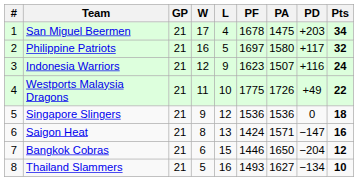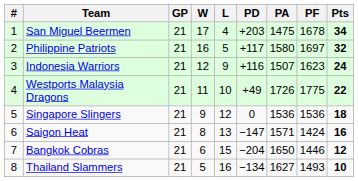columns swapped: (252, 13) <-> (312, 13)
